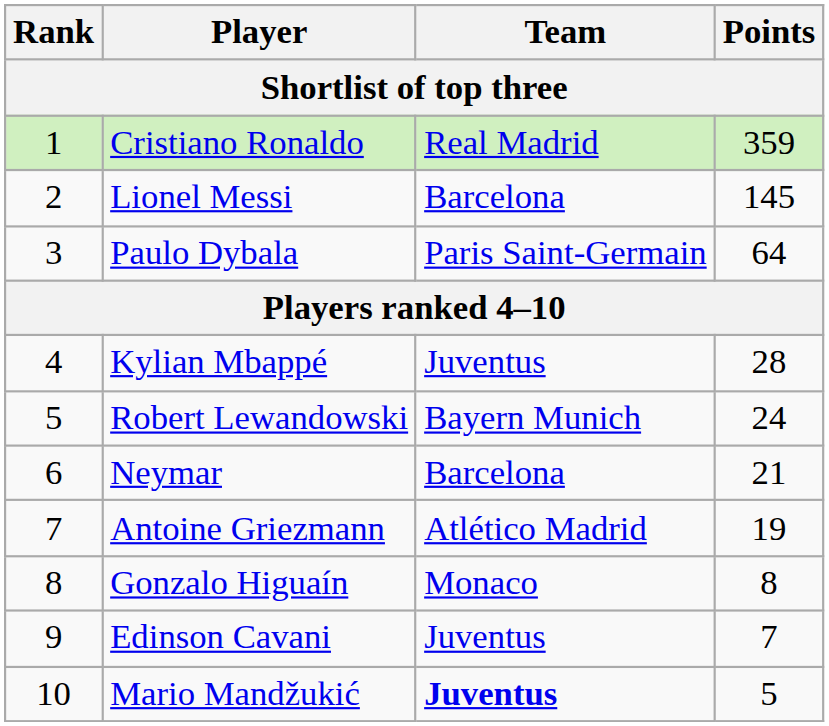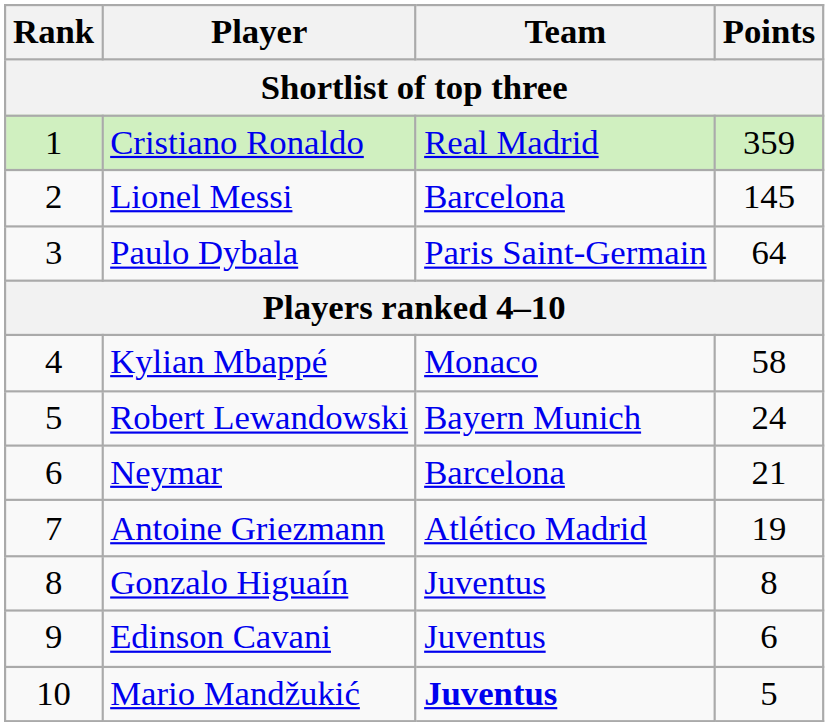(485, 362) Juventus -> (481, 362) Monaco
(769, 362) 28 -> (769, 362) 58
(481, 582) Monaco -> (485, 582) Juventus
(769, 637) 7 -> (769, 637) 6
